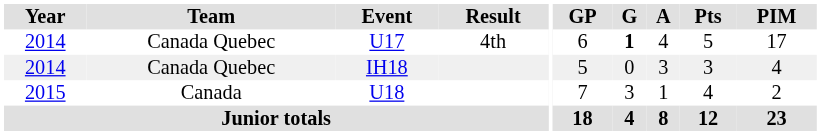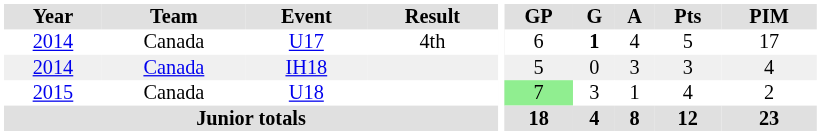(211, 41) Canada Quebec -> (174, 41) Canada
(211, 67) Canada Quebec -> (174, 67) Canada
(583, 92) no background -> (539, 92) lightgreen background
